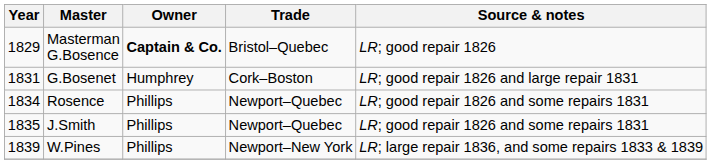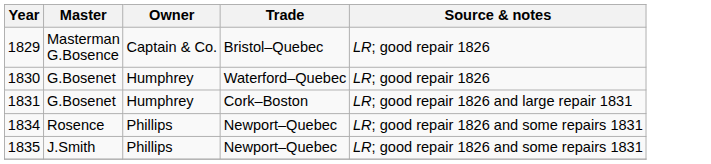(174, 47) bold -> (172, 47) normal
+ row: (24, 78)
- row: (24, 147)
